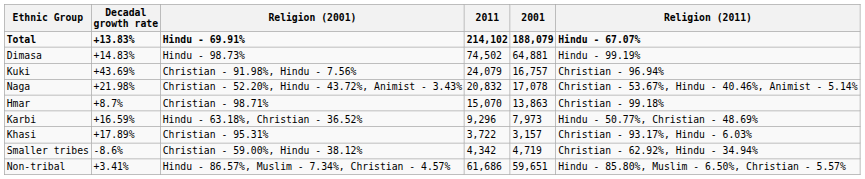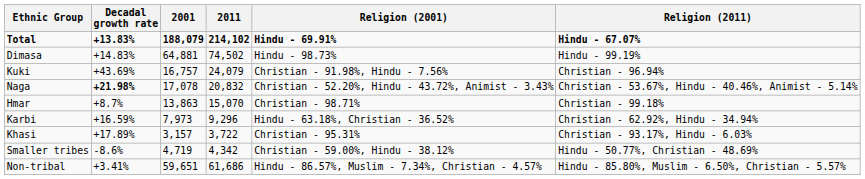columns swapped: (533, 18) <-> (312, 18)
(114, 87) normal -> (114, 87) bold
(658, 119) Hindu - 50.77%, Christian - 48.69% -> (658, 119) Christian - 62.92%, Hindu - 34.94%
(658, 151) Christian - 62.92%, Hindu - 34.94% -> (658, 151) Hindu - 50.77%, Christian - 48.69%
